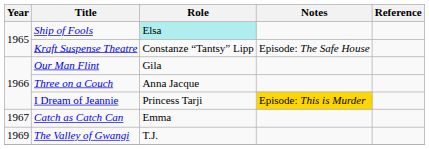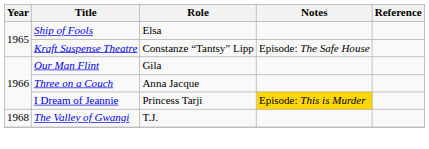(152, 30) paleturquoise background -> (152, 30) no background
- row: (79, 118)
(18, 135) 1969 -> (18, 118) 1968
